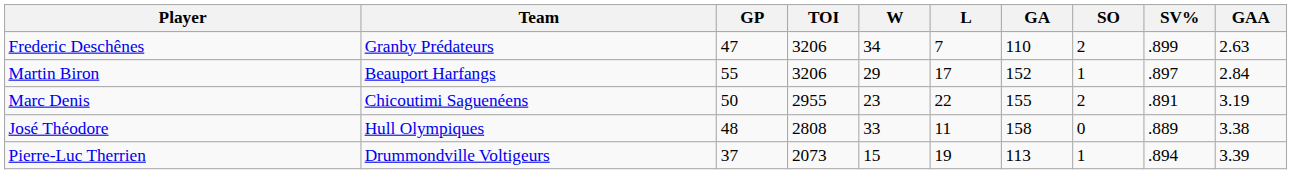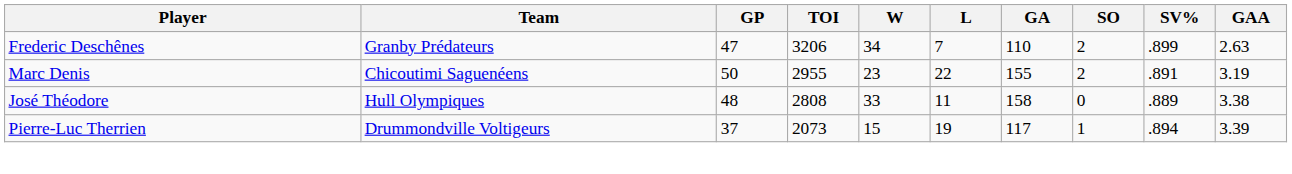- row: (54, 73)
(1018, 155) 113 -> (1018, 127) 117
